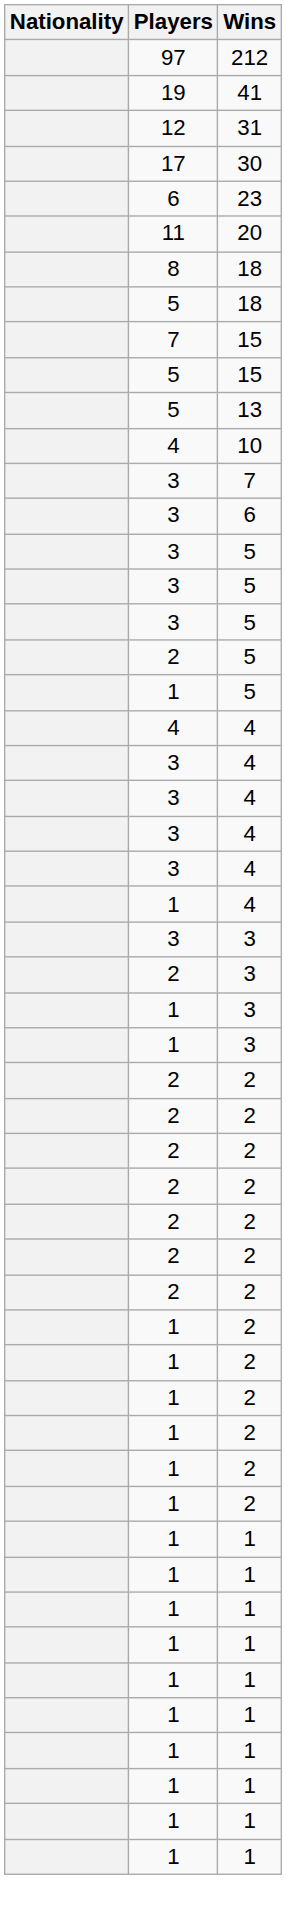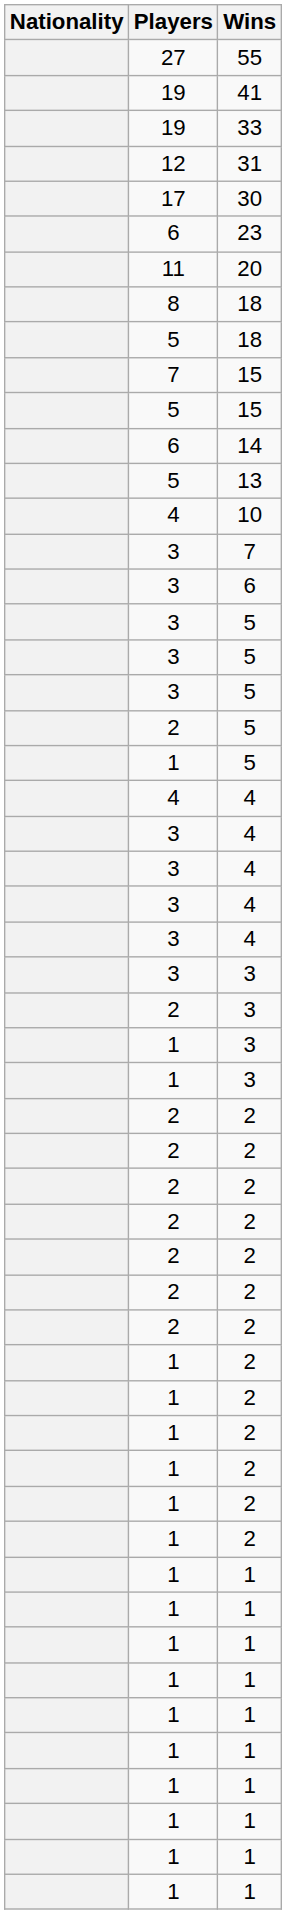- row: (173, 57)
+ row: (173, 57)
+ row: (173, 127)
+ row: (173, 445)
- row: (173, 903)
